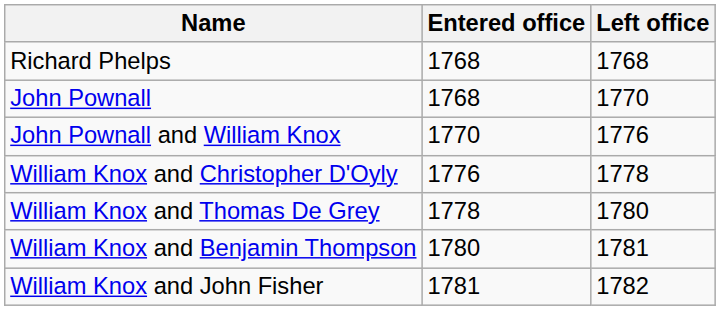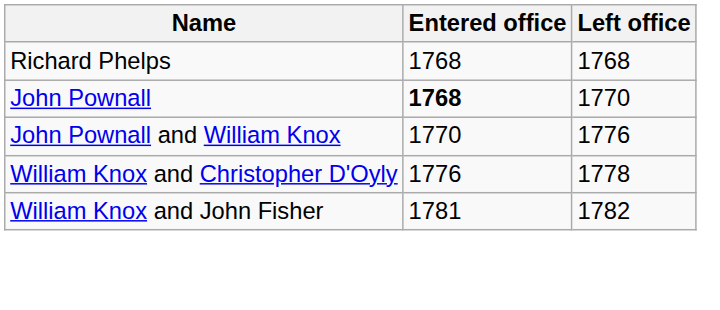(454, 98) normal -> (435, 98) bold
- row: (195, 211)
- row: (213, 248)
